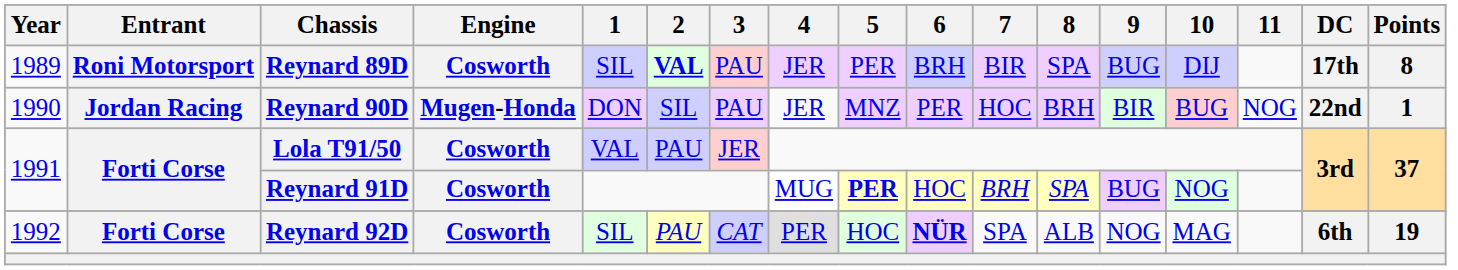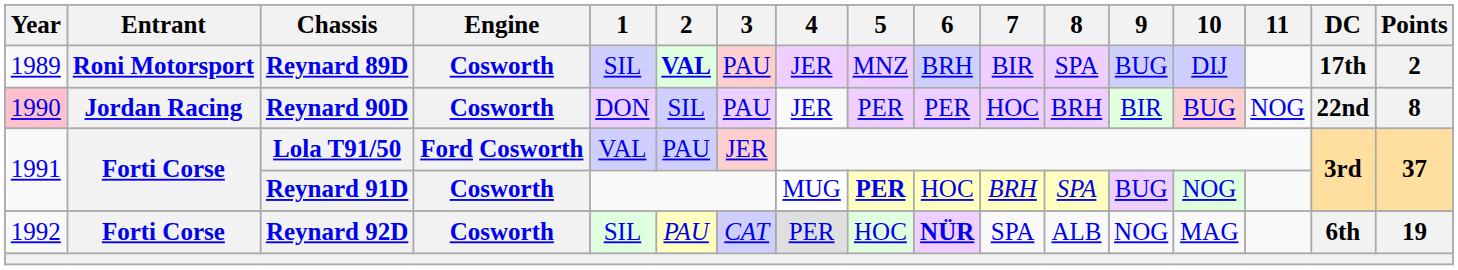(873, 66) PER -> (880, 66) MNZ
(1407, 66) 8 -> (1414, 66) 2
(36, 107) no background -> (36, 107) pink background
(498, 107) Mugen-Honda -> (502, 107) Cosworth
(873, 107) MNZ -> (880, 107) PER
(1407, 107) 1 -> (1414, 107) 8
(498, 148) Cosworth -> (502, 148) Ford Cosworth
